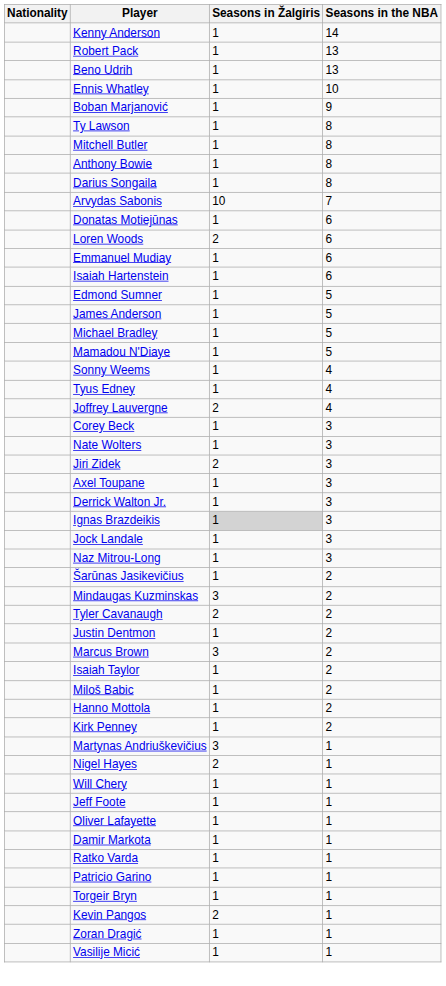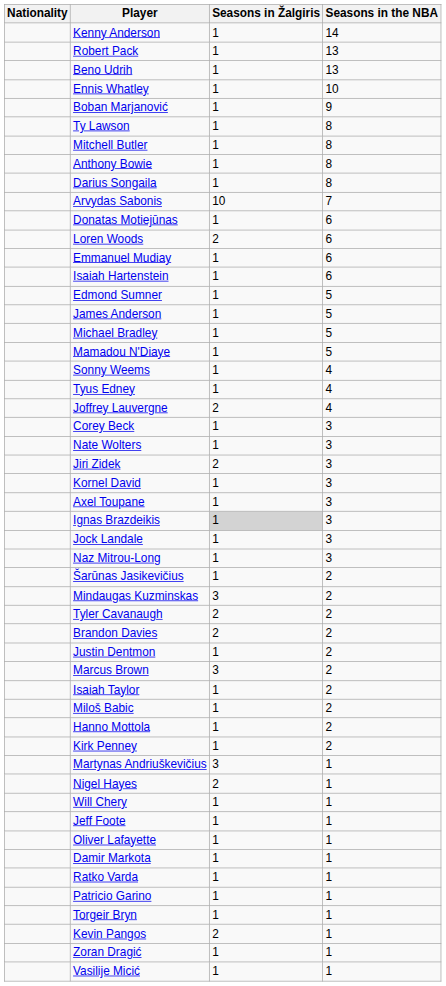+ row: (107, 483)
- row: (120, 502)
+ row: (115, 633)
